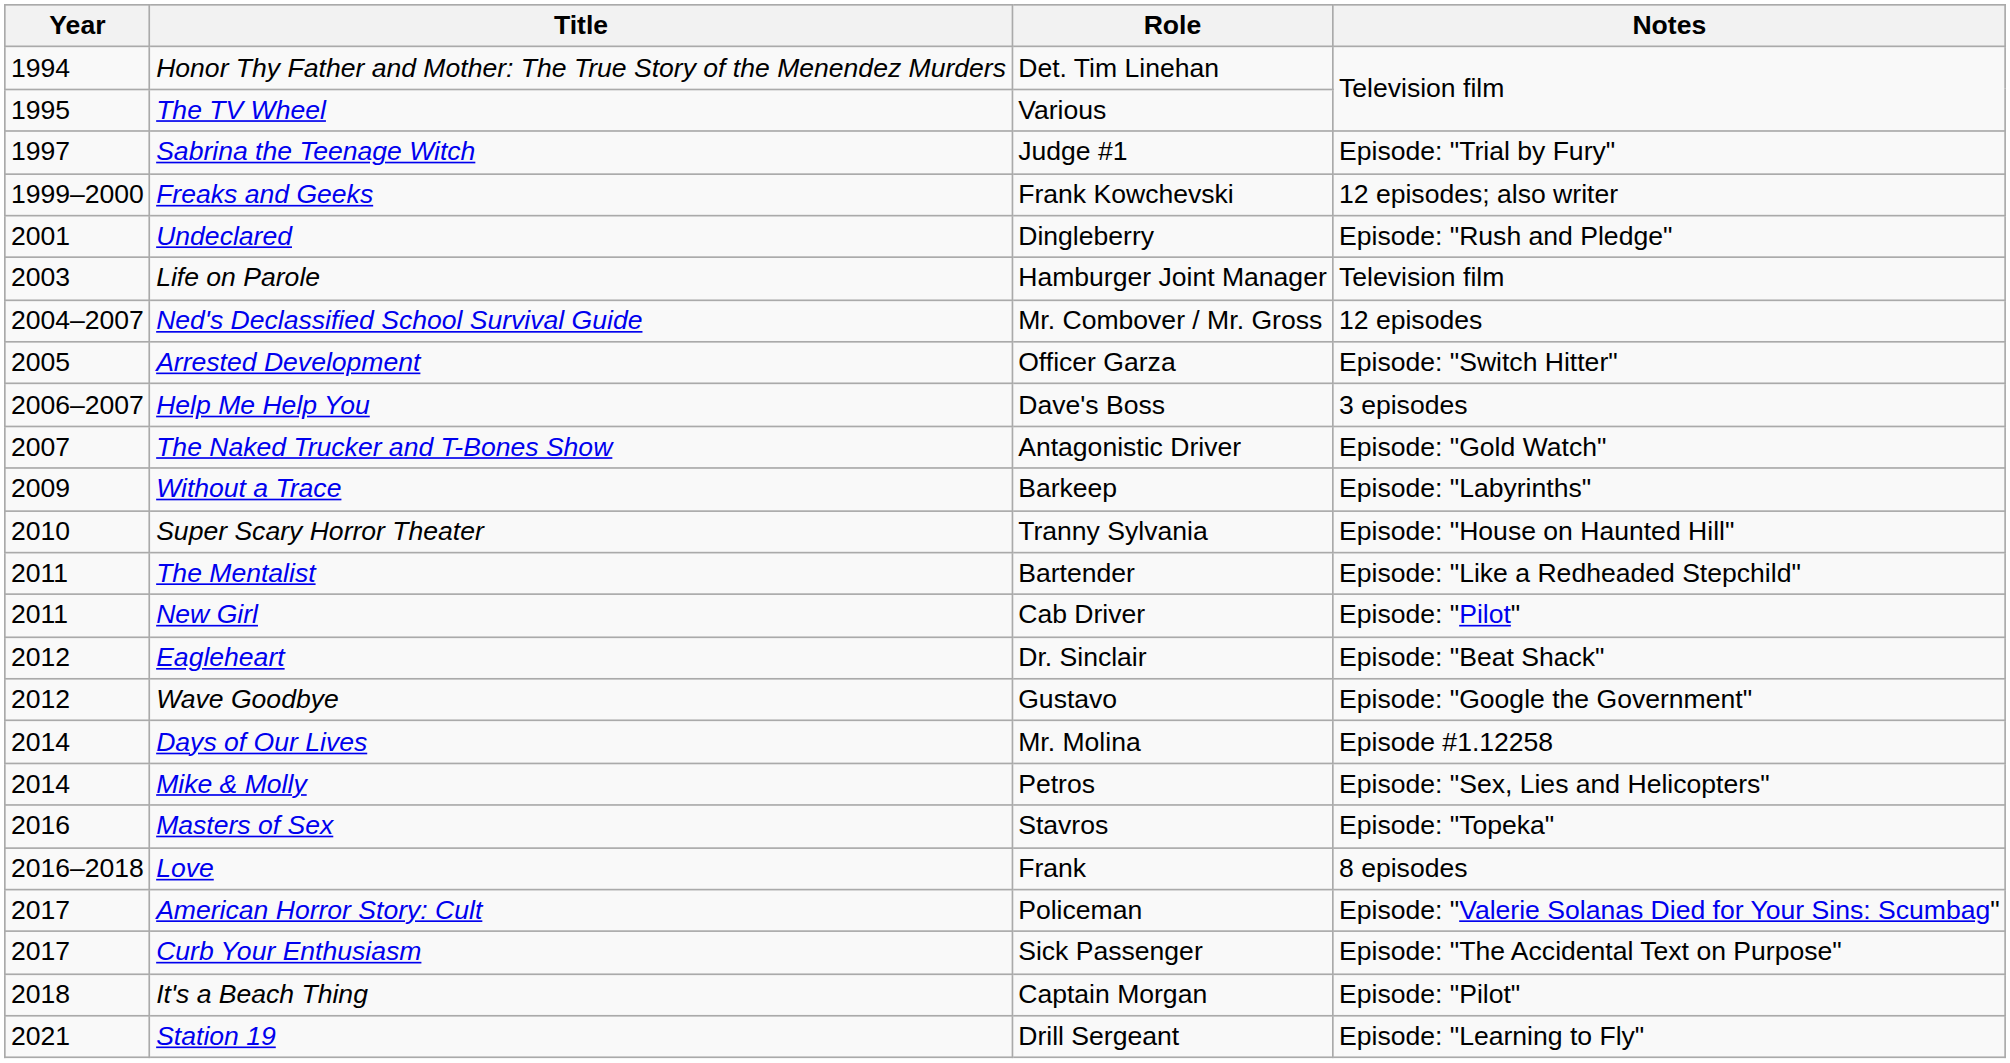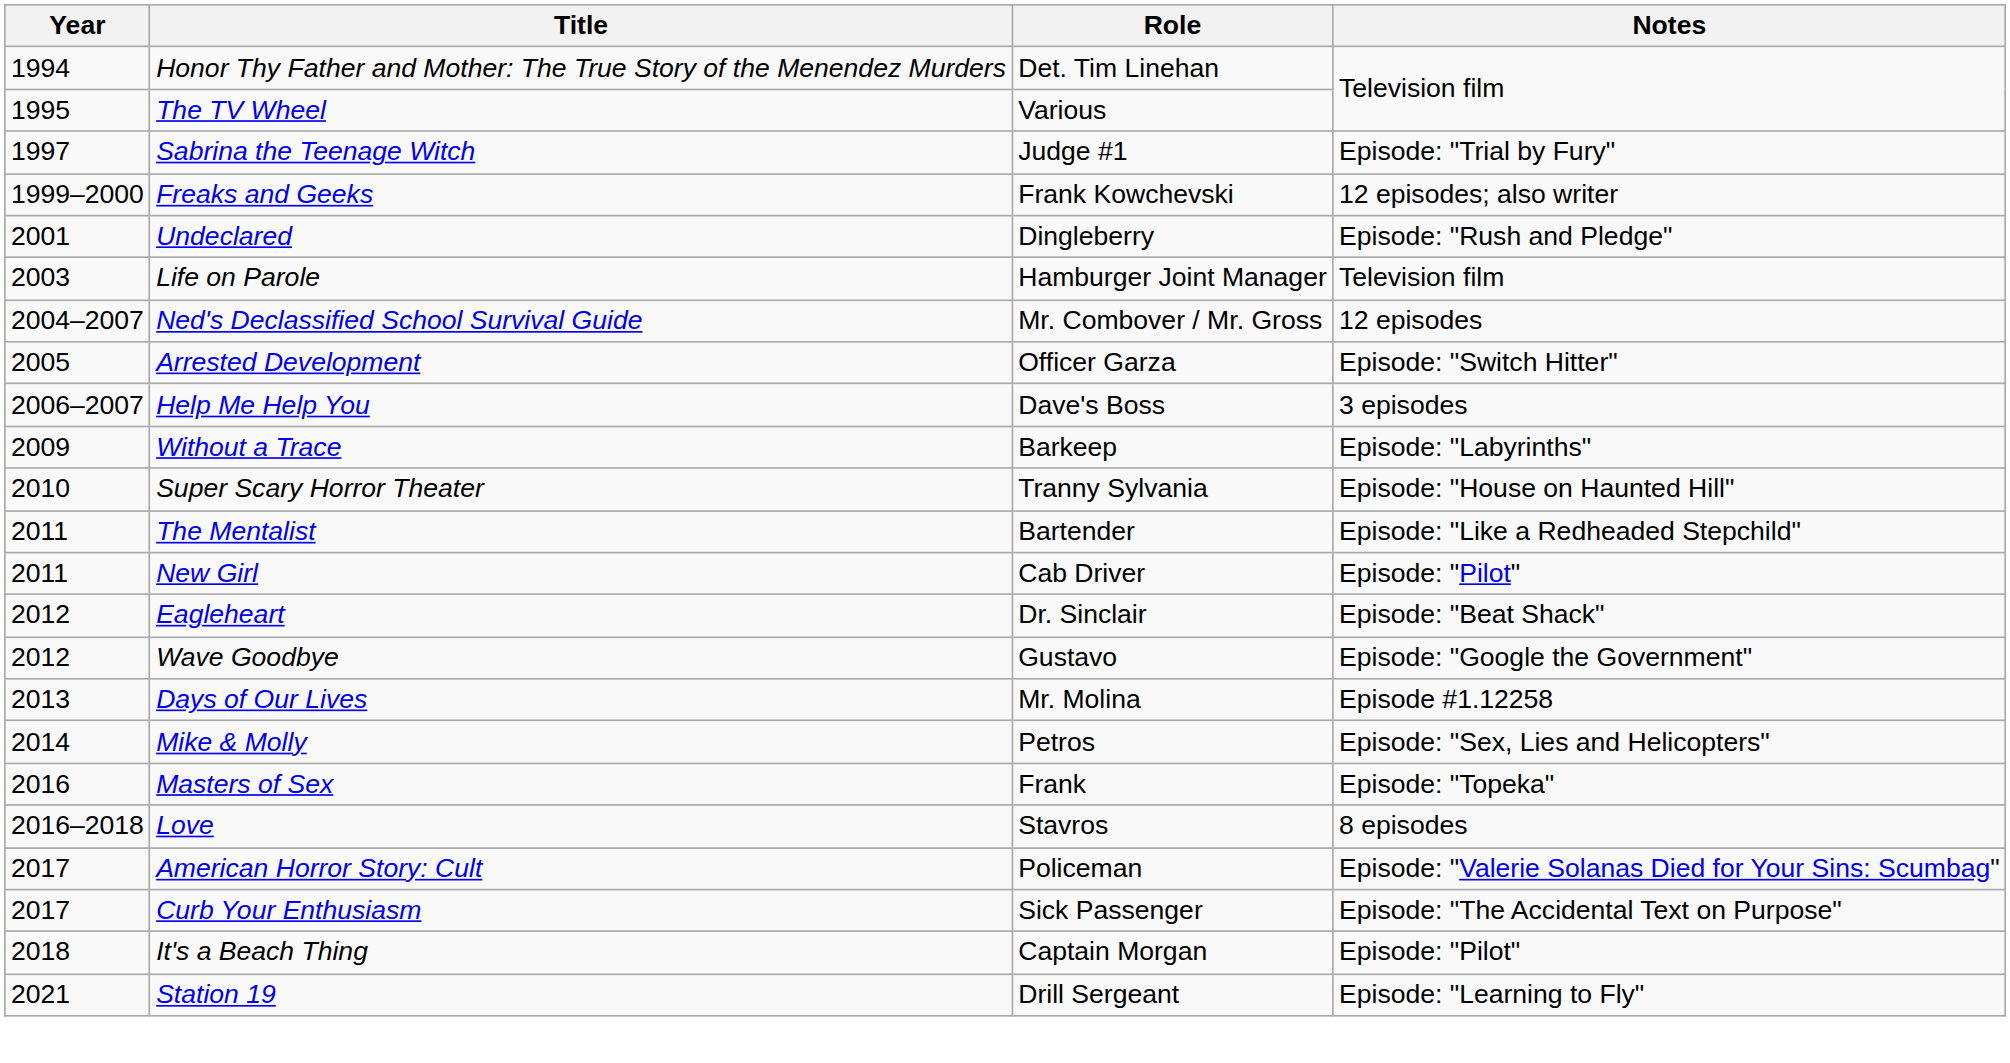- row: (384, 446)
(40, 741) 2014 -> (40, 699) 2013
(1063, 825) Stavros -> (1052, 783) Frank
(1052, 868) Frank -> (1063, 825) Stavros
